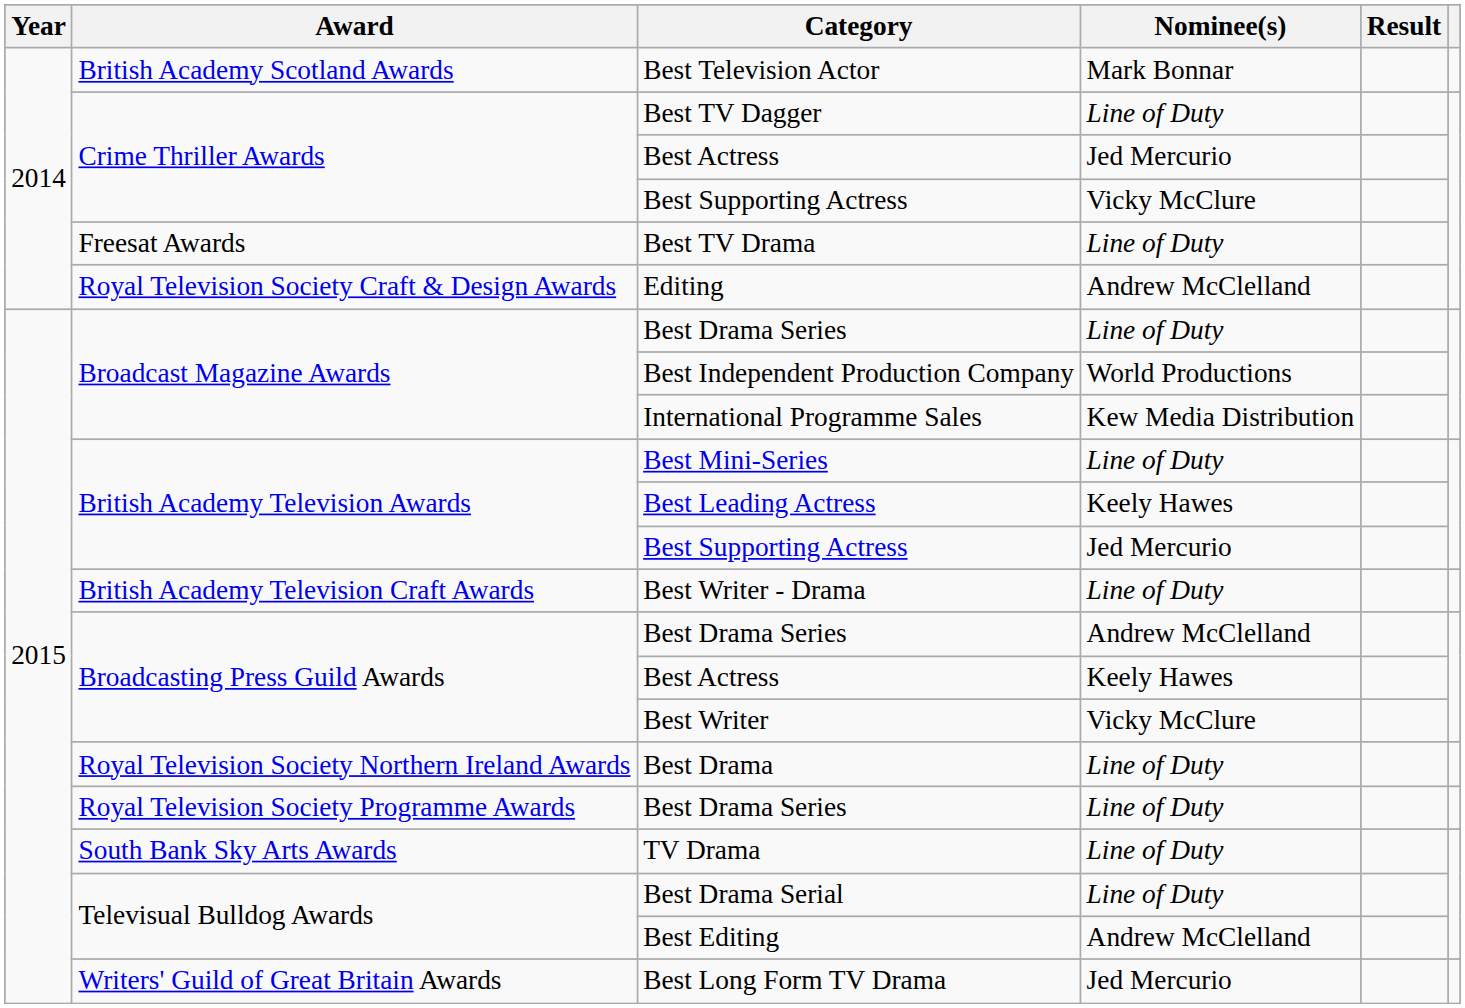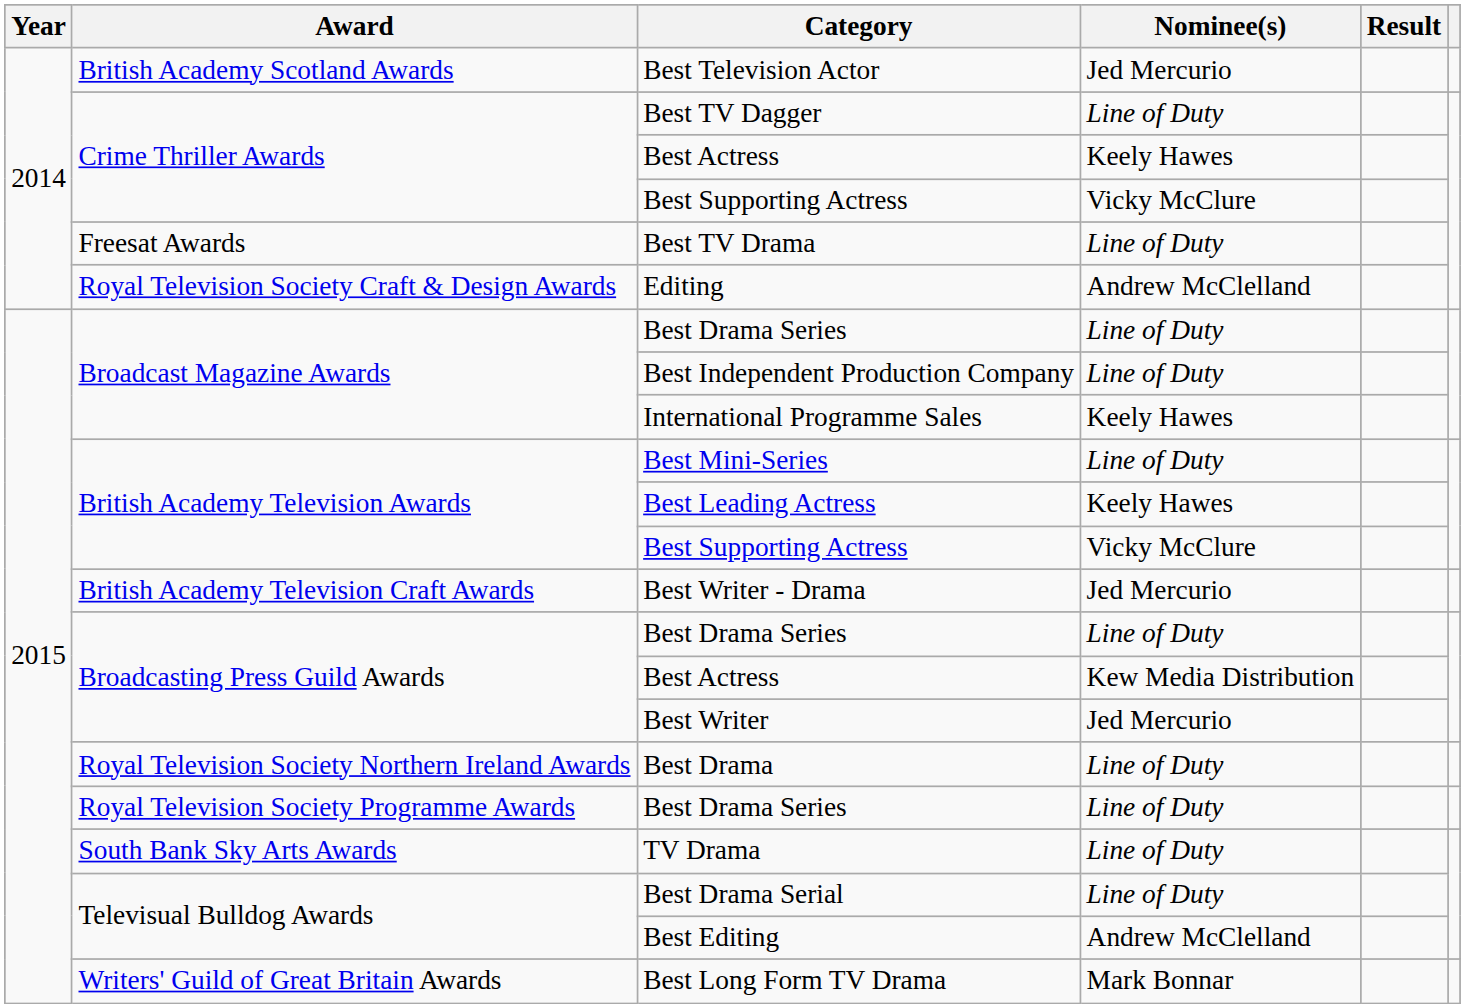(1160, 69) Mark Bonnar -> (1159, 69) Jed Mercurio
(1159, 156) Jed Mercurio -> (1160, 156) Keely Hawes
(1189, 373) World Productions -> (1155, 373) Line of Duty
(1220, 416) Kew Media Distribution -> (1160, 416) Keely Hawes
(1159, 546) Jed Mercurio -> (1171, 546) Vicky McClure
(1155, 590) Line of Duty -> (1159, 590) Jed Mercurio
(1199, 633) Andrew McClelland -> (1155, 633) Line of Duty
(1160, 677) Keely Hawes -> (1220, 677) Kew Media Distribution
(1171, 720) Vicky McClure -> (1159, 720) Jed Mercurio
(1159, 980) Jed Mercurio -> (1160, 980) Mark Bonnar
